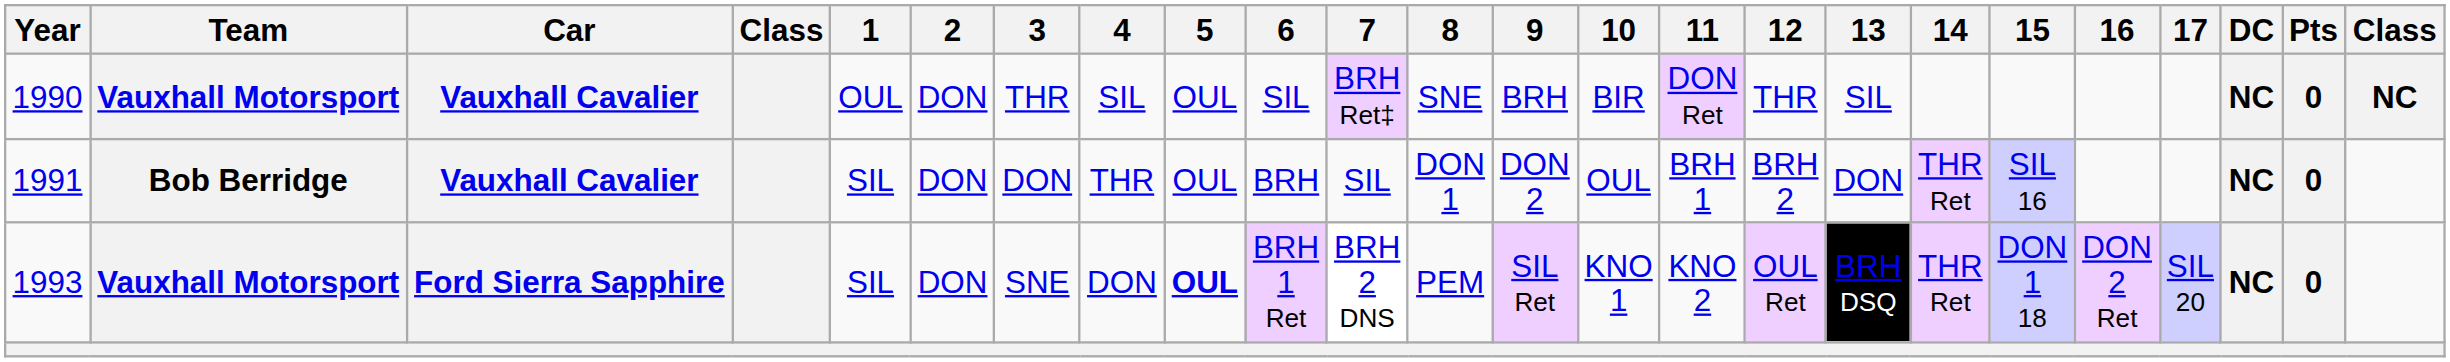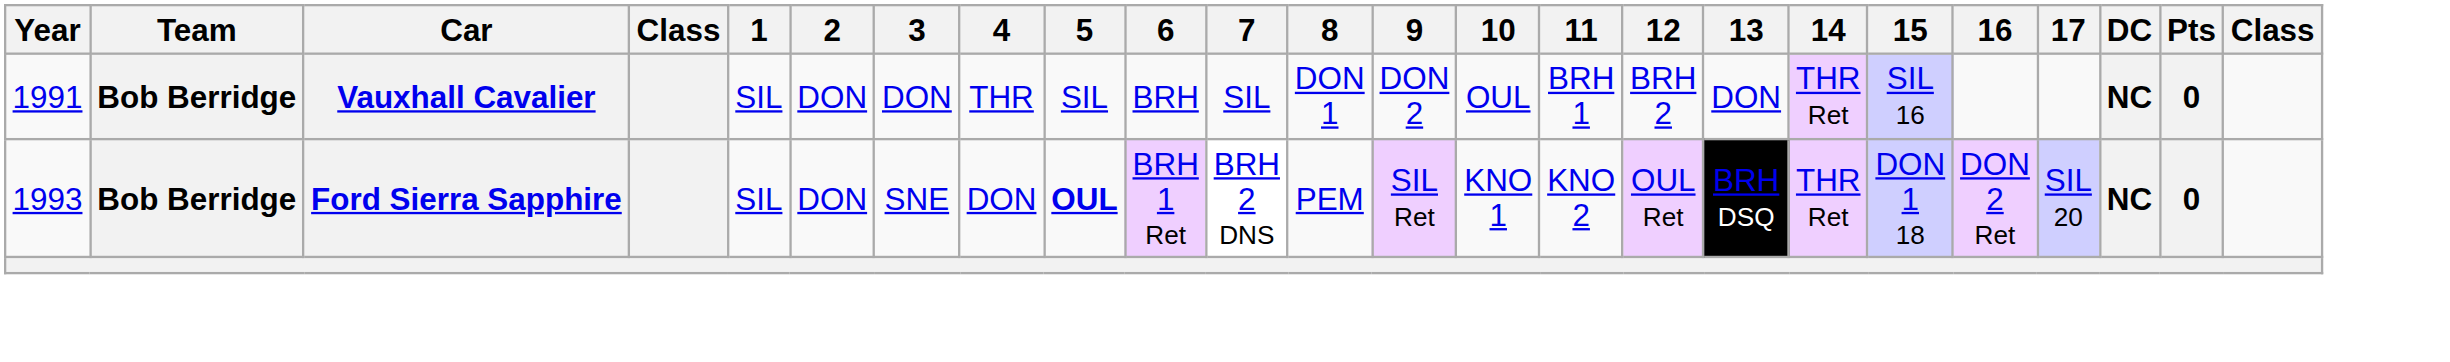- row: (48, 96)
(1205, 181) OUL -> (1084, 96) SIL
(248, 282) Vauxhall Motorsport -> (197, 198) Bob Berridge
